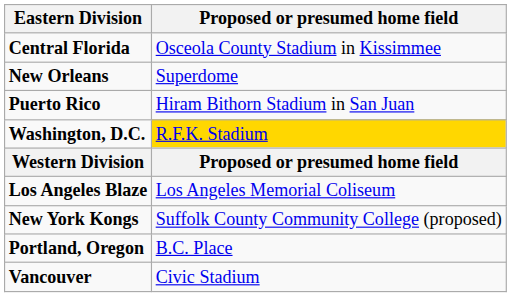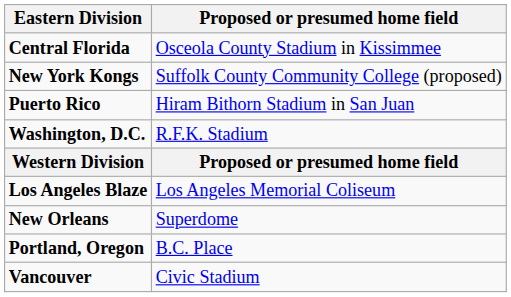rows swapped: (74, 219) <-> (59, 76)
(212, 133) gold background -> (212, 133) no background
